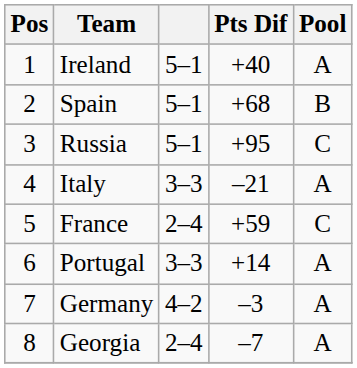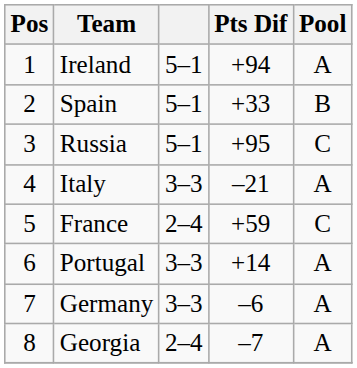(251, 64) +40 -> (251, 64) +94
(251, 104) +68 -> (251, 104) +33
(184, 303) 4–2 -> (184, 303) 3–3
(251, 303) –3 -> (251, 303) –6
